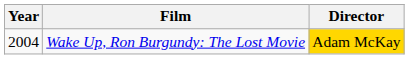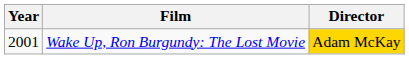(24, 41) 2004 -> (24, 41) 2001
